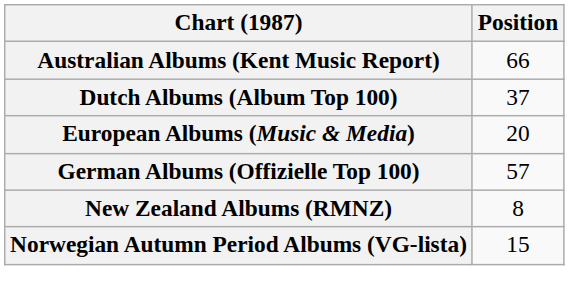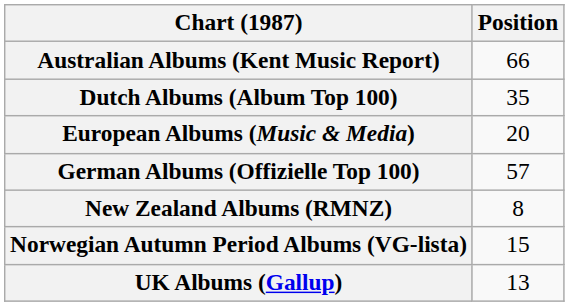(518, 97) 37 -> (518, 97) 35
+ row: (239, 282)
